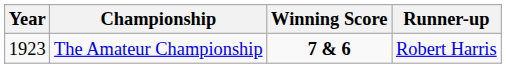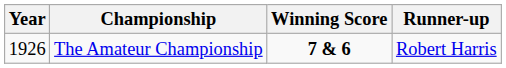(27, 48) 1923 -> (27, 48) 1926
